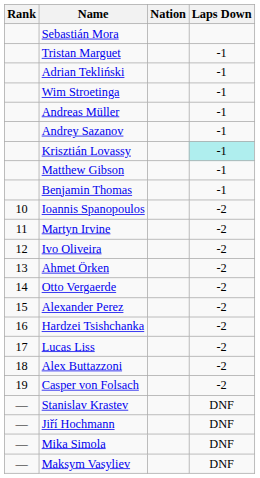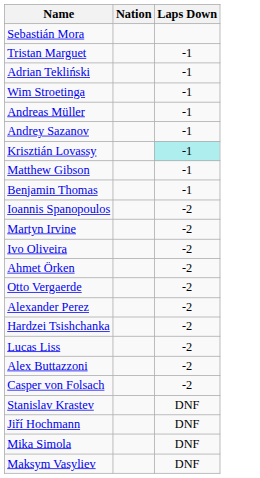- column: (22, 14)
